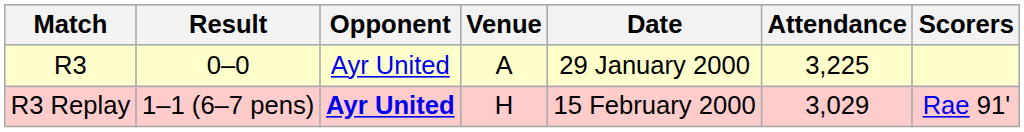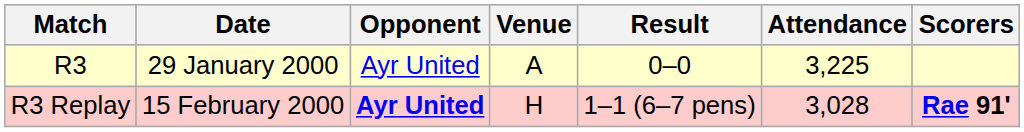columns swapped: (655, 24) <-> (228, 24)
(837, 106) 3,029 -> (837, 106) 3,028
(966, 106) normal -> (966, 106) bold
